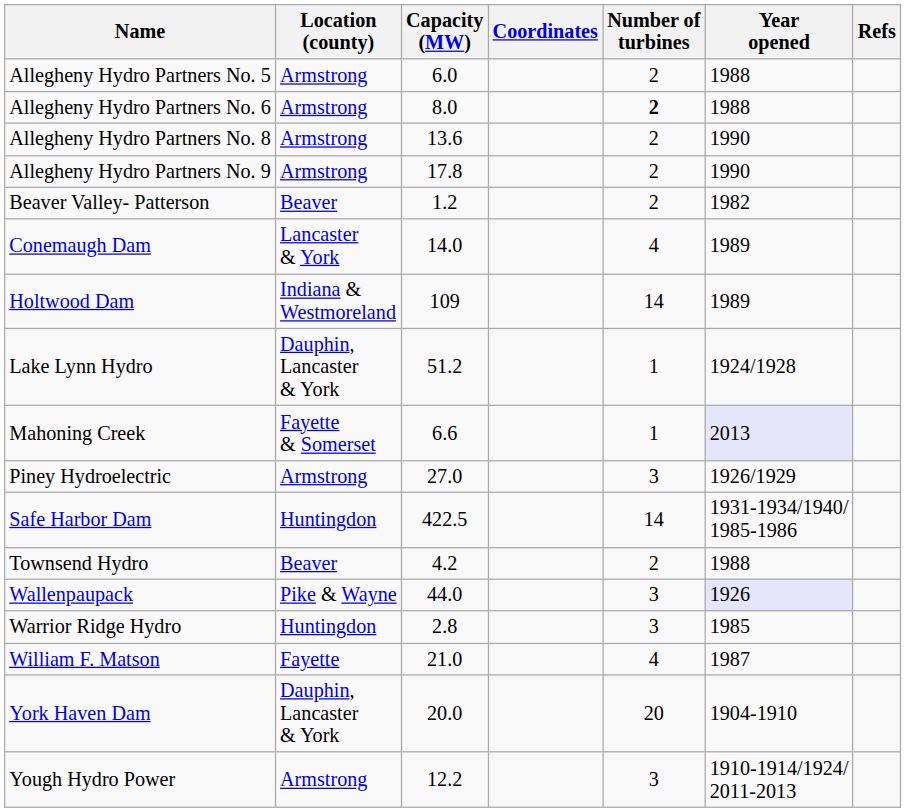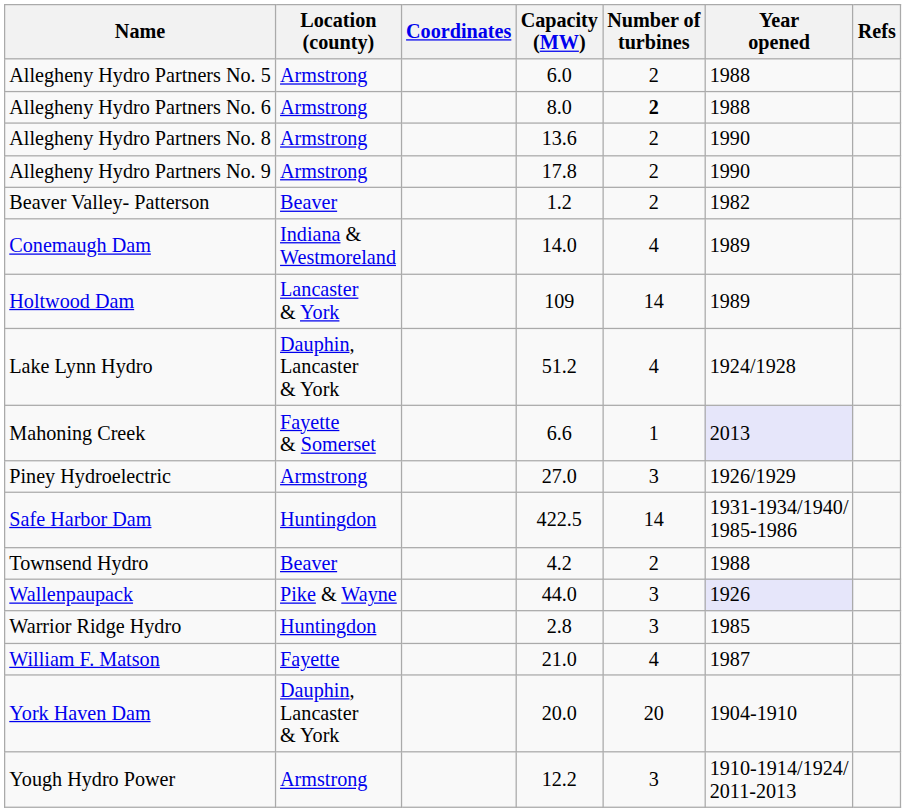columns swapped: (545, 31) <-> (445, 31)
(319, 246) Lancaster & York -> (338, 246) Indiana & Westmoreland
(338, 300) Indiana & Westmoreland -> (319, 300) Lancaster & York
(654, 366) 1 -> (654, 366) 4
